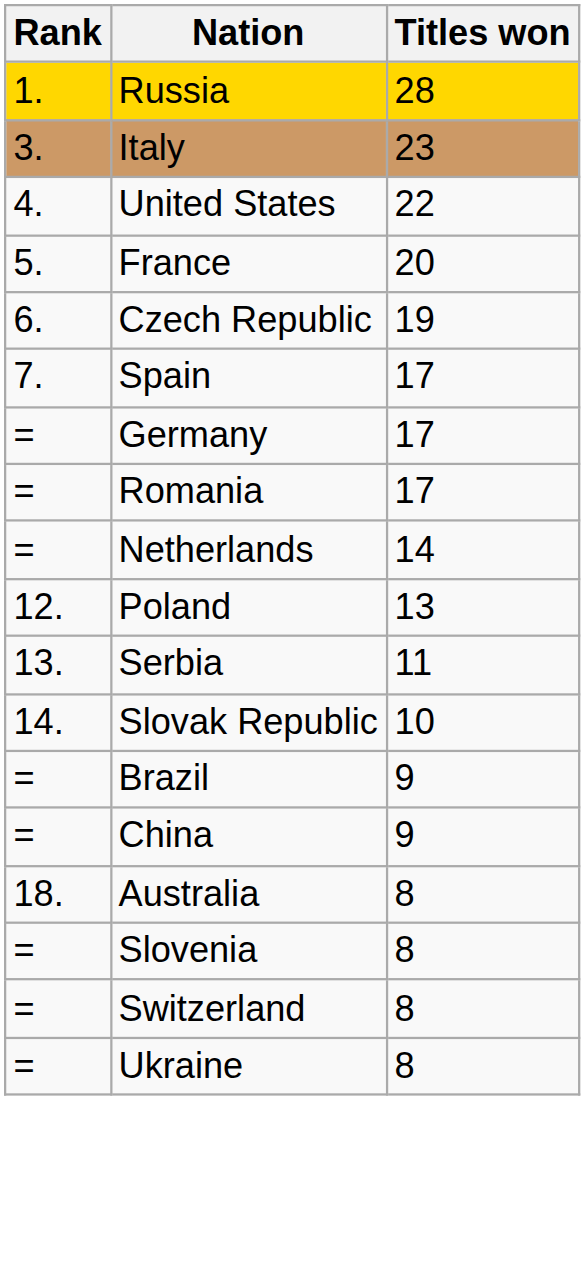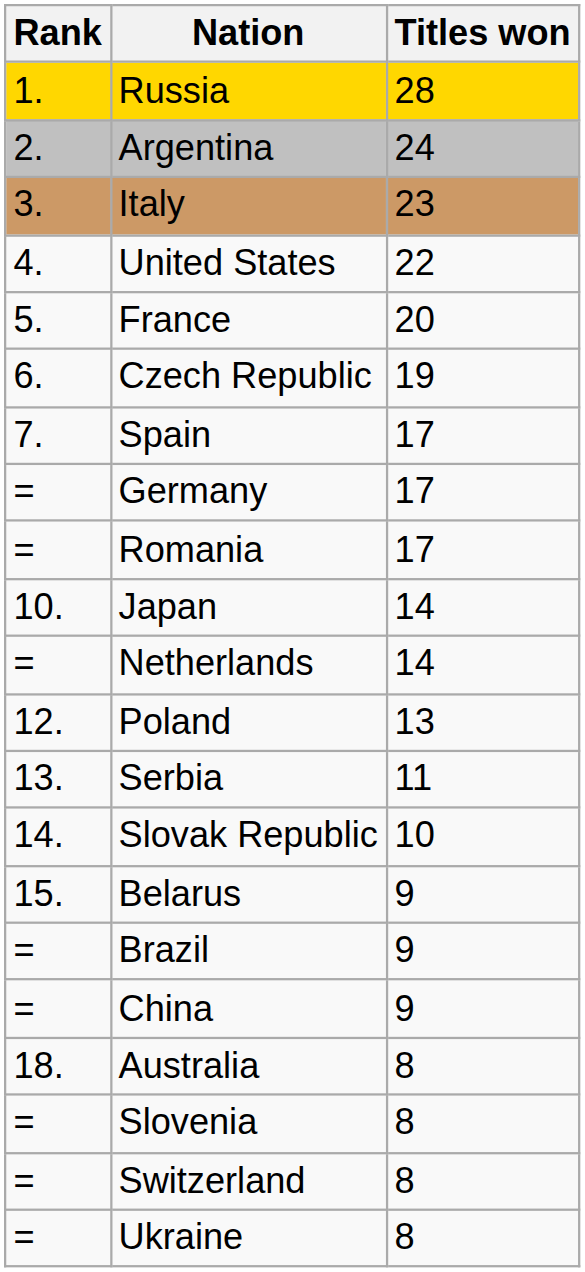+ row: (196, 147)
+ row: (168, 606)
+ row: (180, 893)
